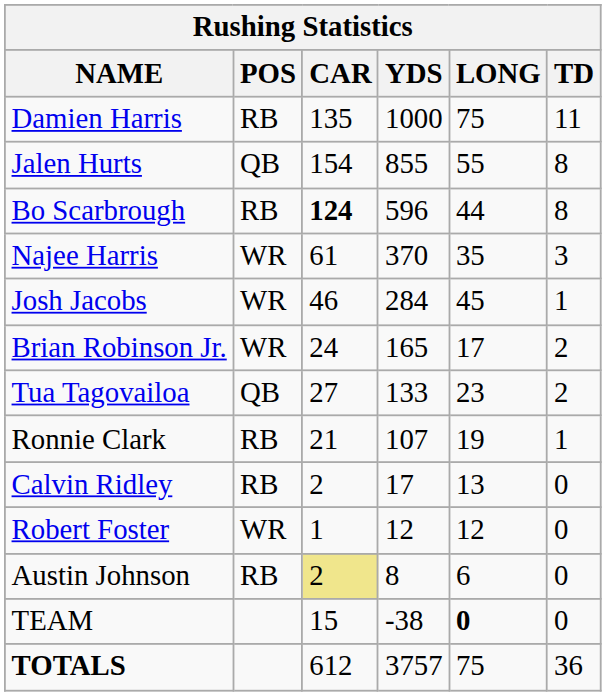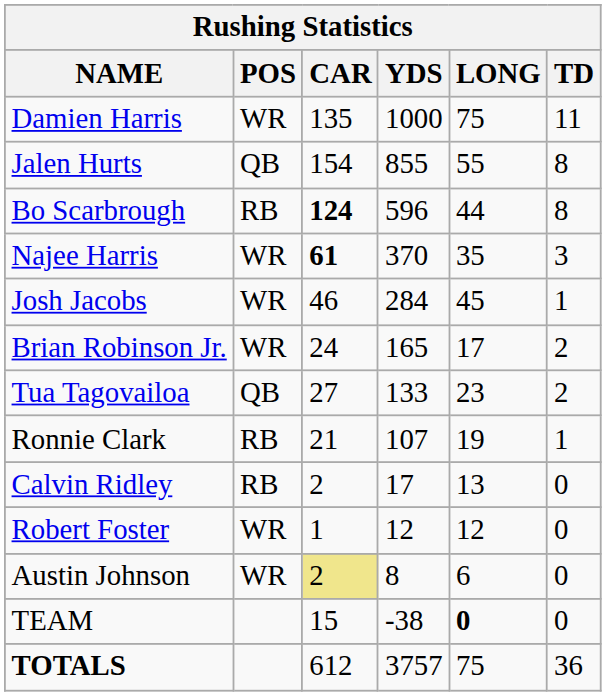(259, 118) RB -> (263, 118) WR
(324, 255) normal -> (324, 255) bold
(259, 575) RB -> (263, 575) WR
